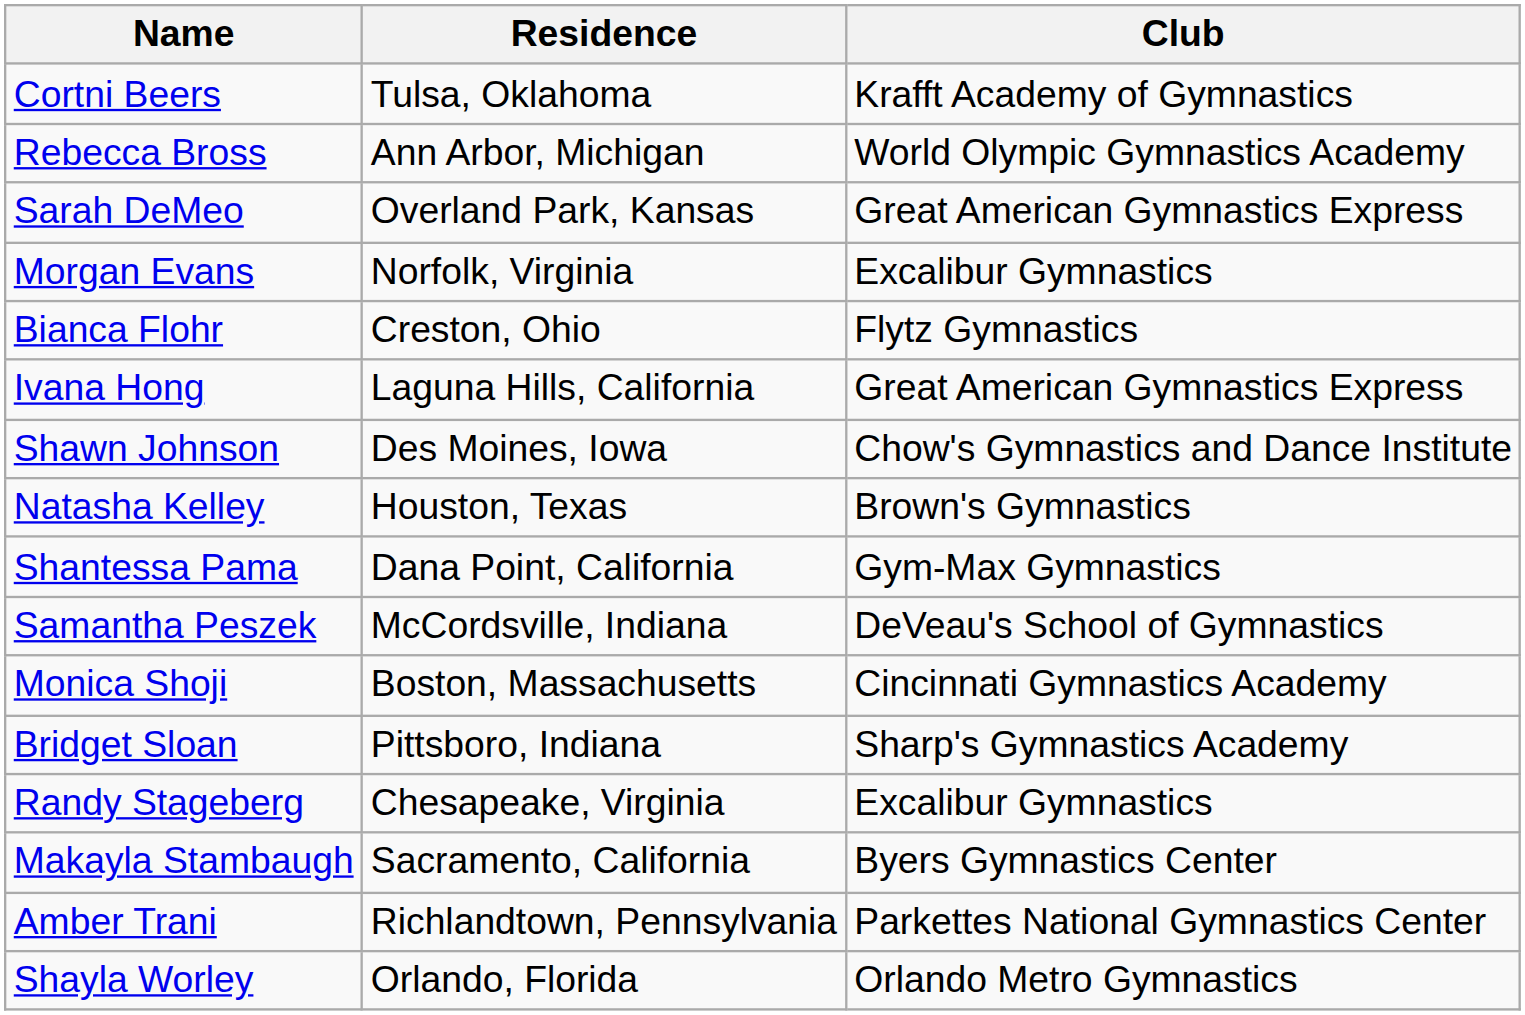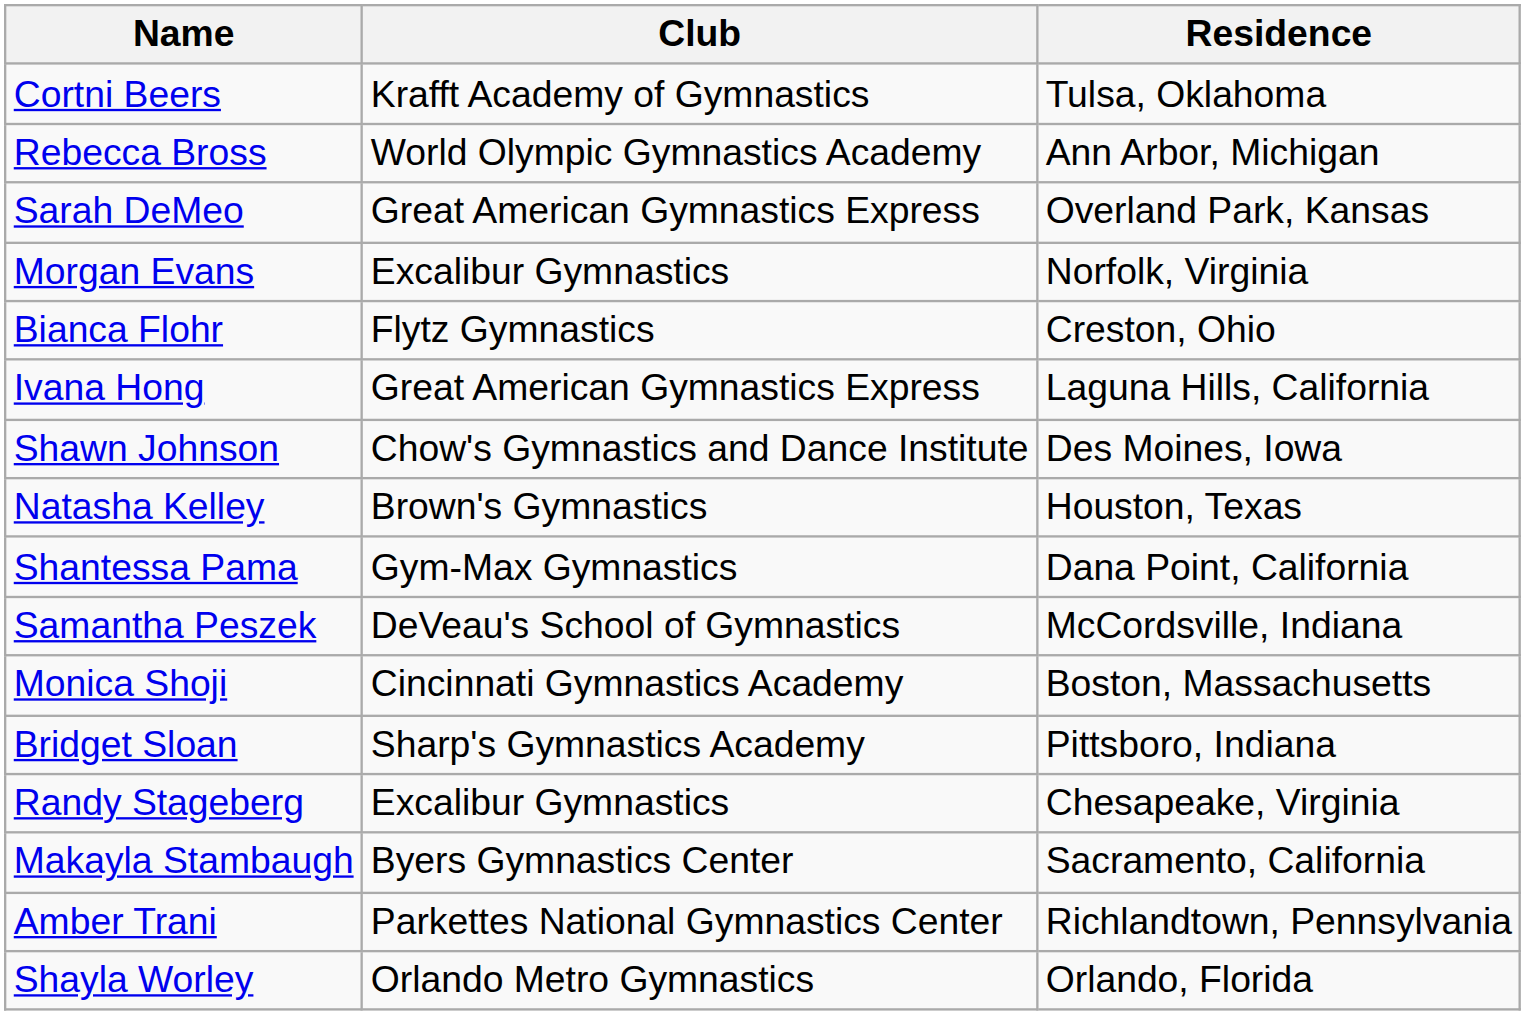columns swapped: (1183, 34) <-> (604, 34)
